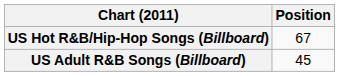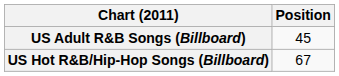rows swapped: (138, 60) <-> (138, 37)
